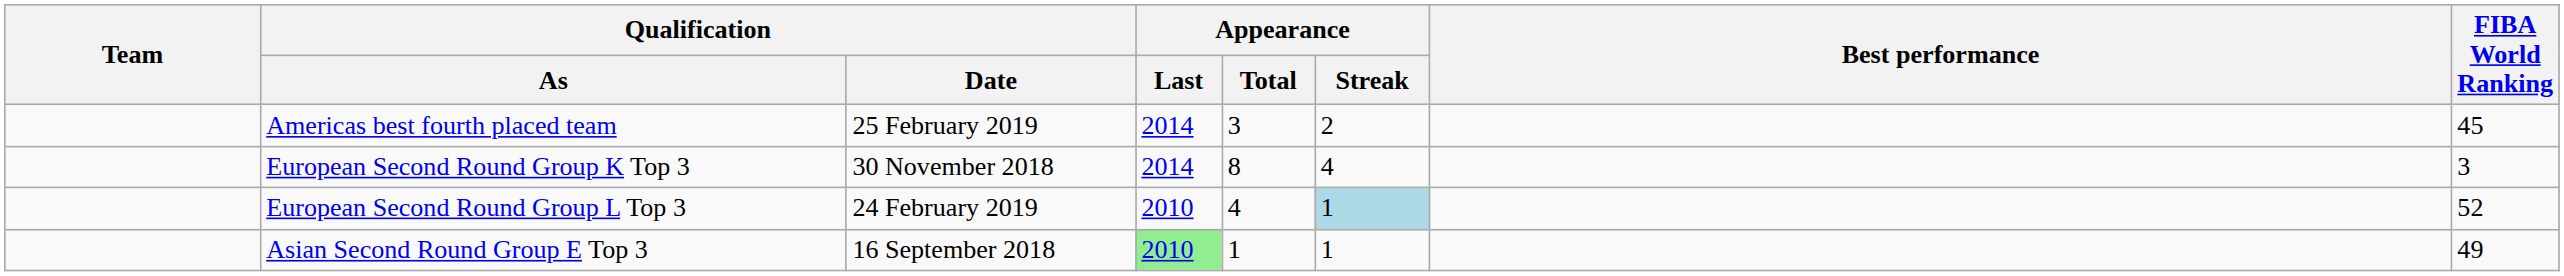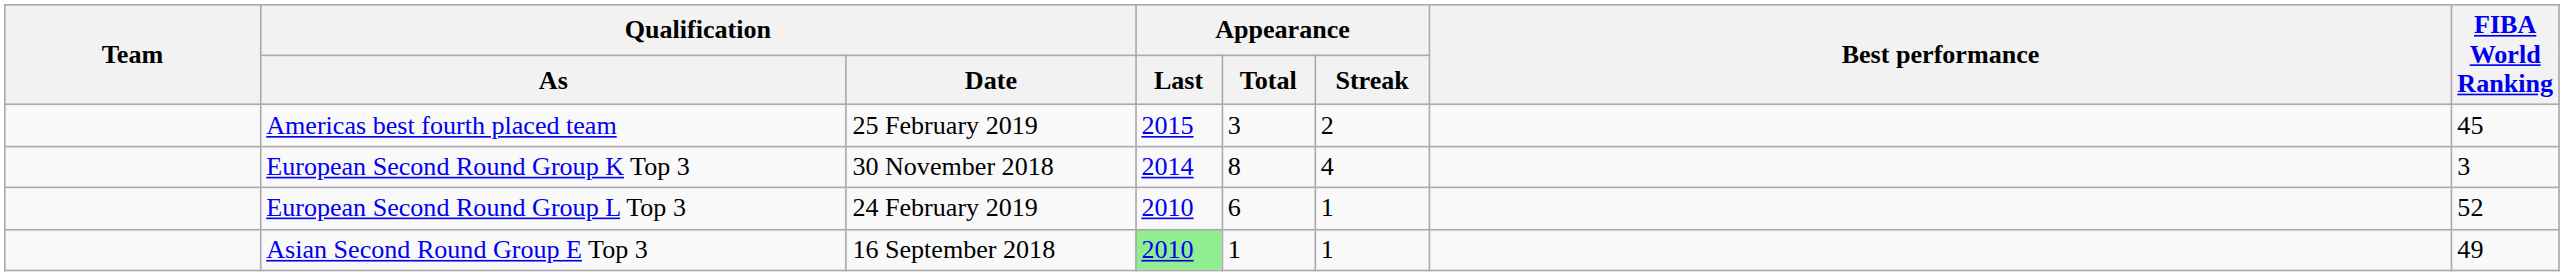(1168, 125) 2014 -> (1168, 125) 2015
(1234, 207) 4 -> (1234, 207) 6
(1327, 207) lightblue background -> (1327, 207) no background
